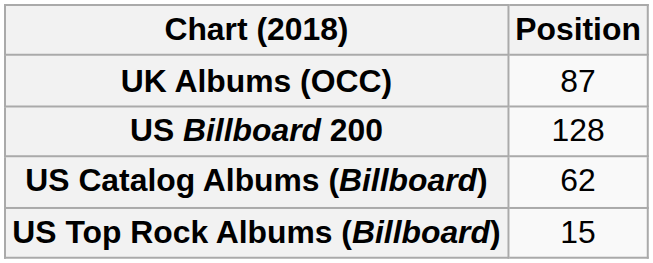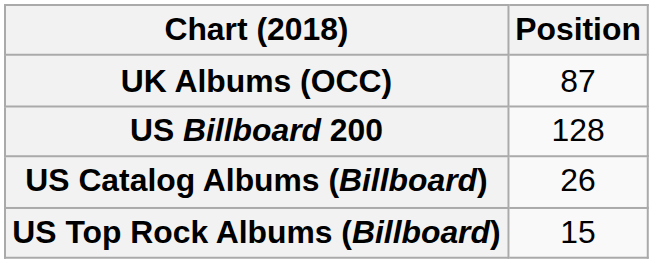(578, 181) 62 -> (578, 181) 26
